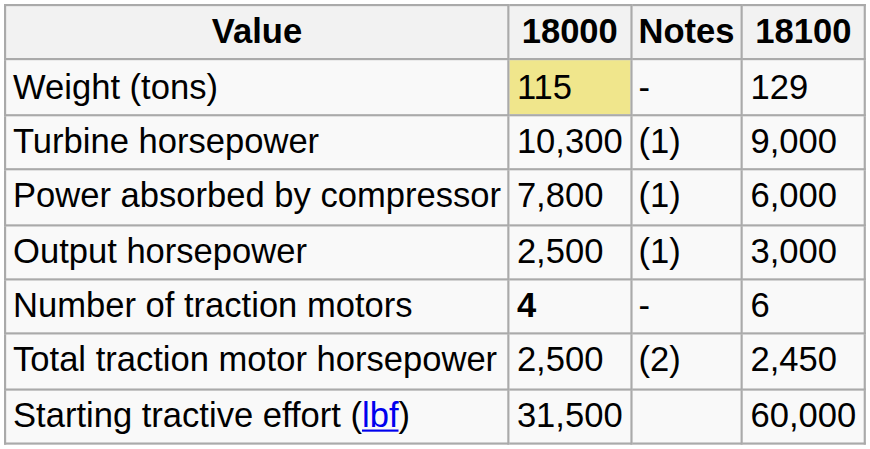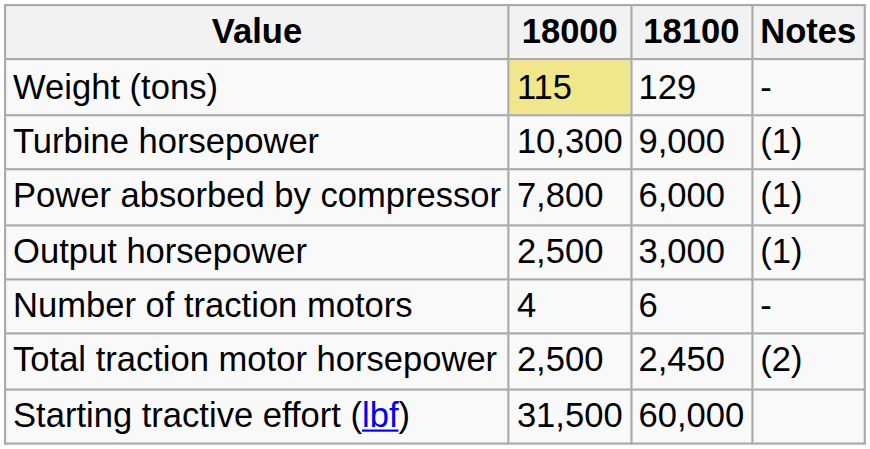columns swapped: (803, 31) <-> (687, 31)
(527, 305) bold -> (527, 305) normal
